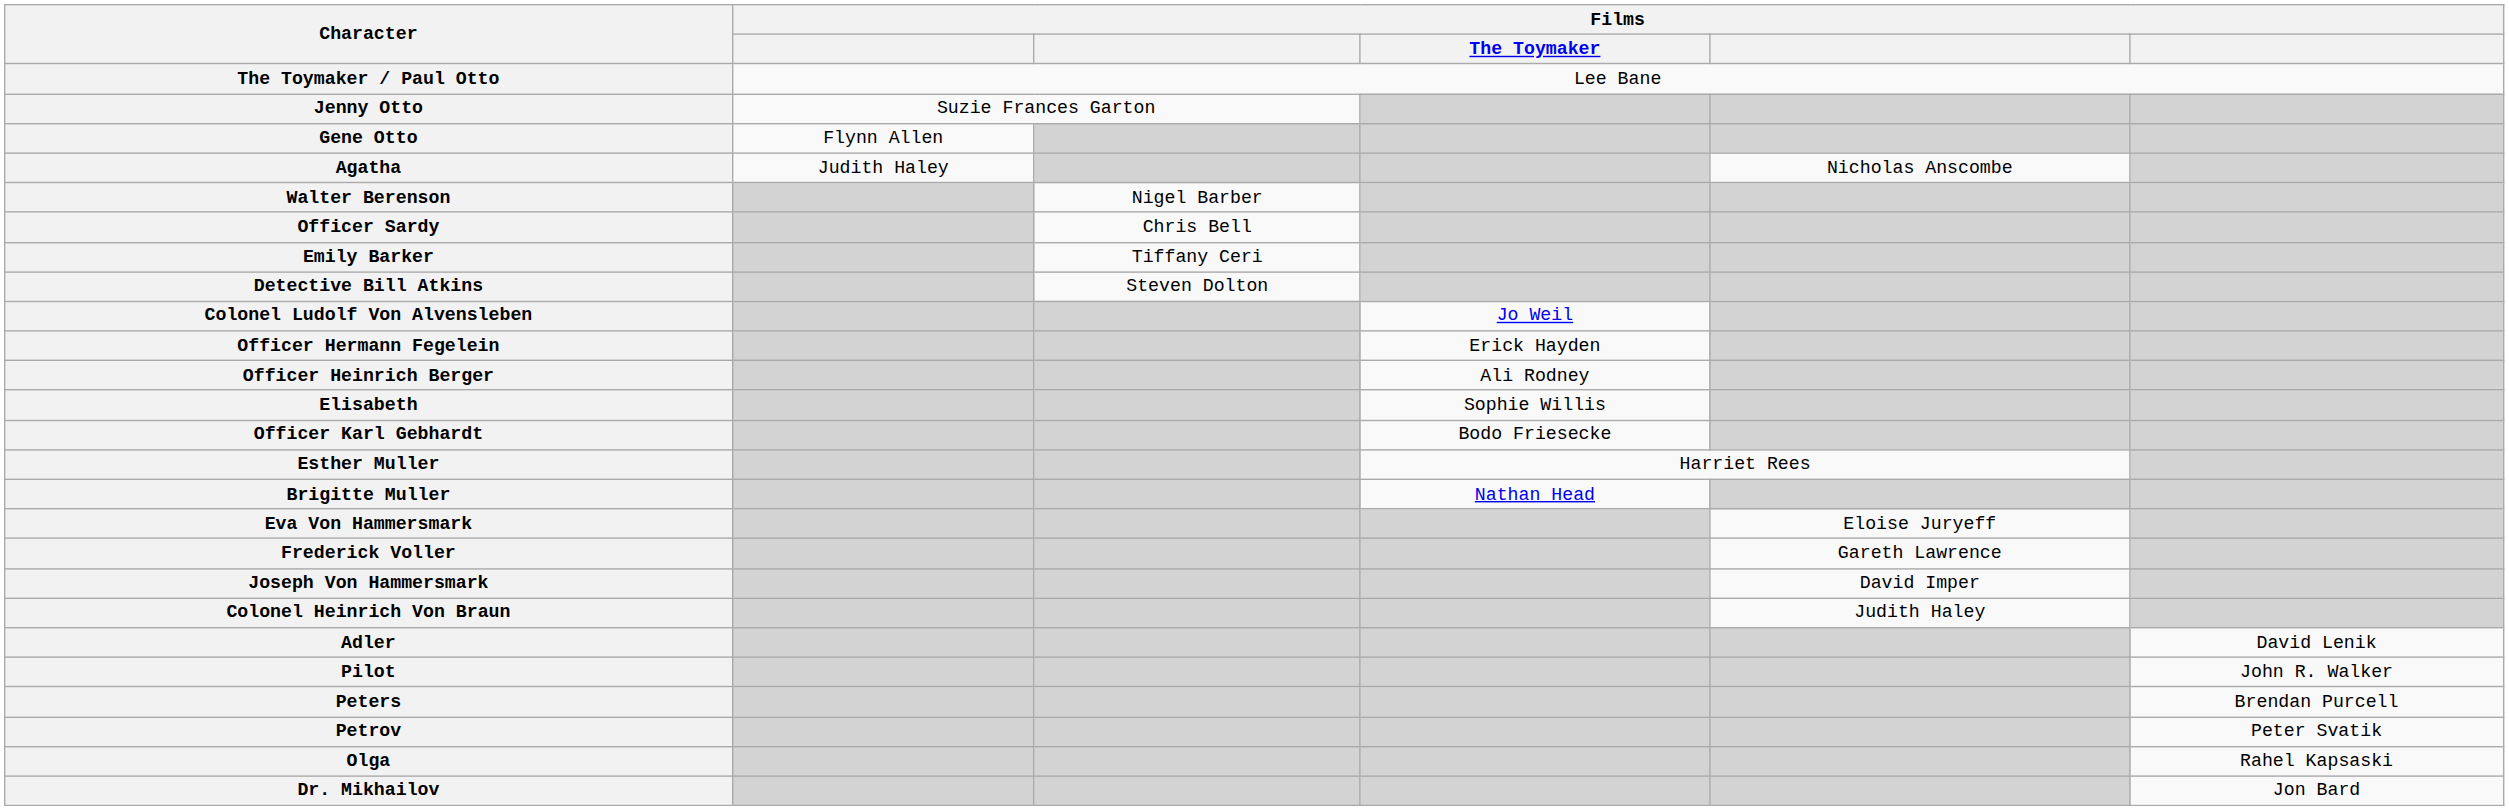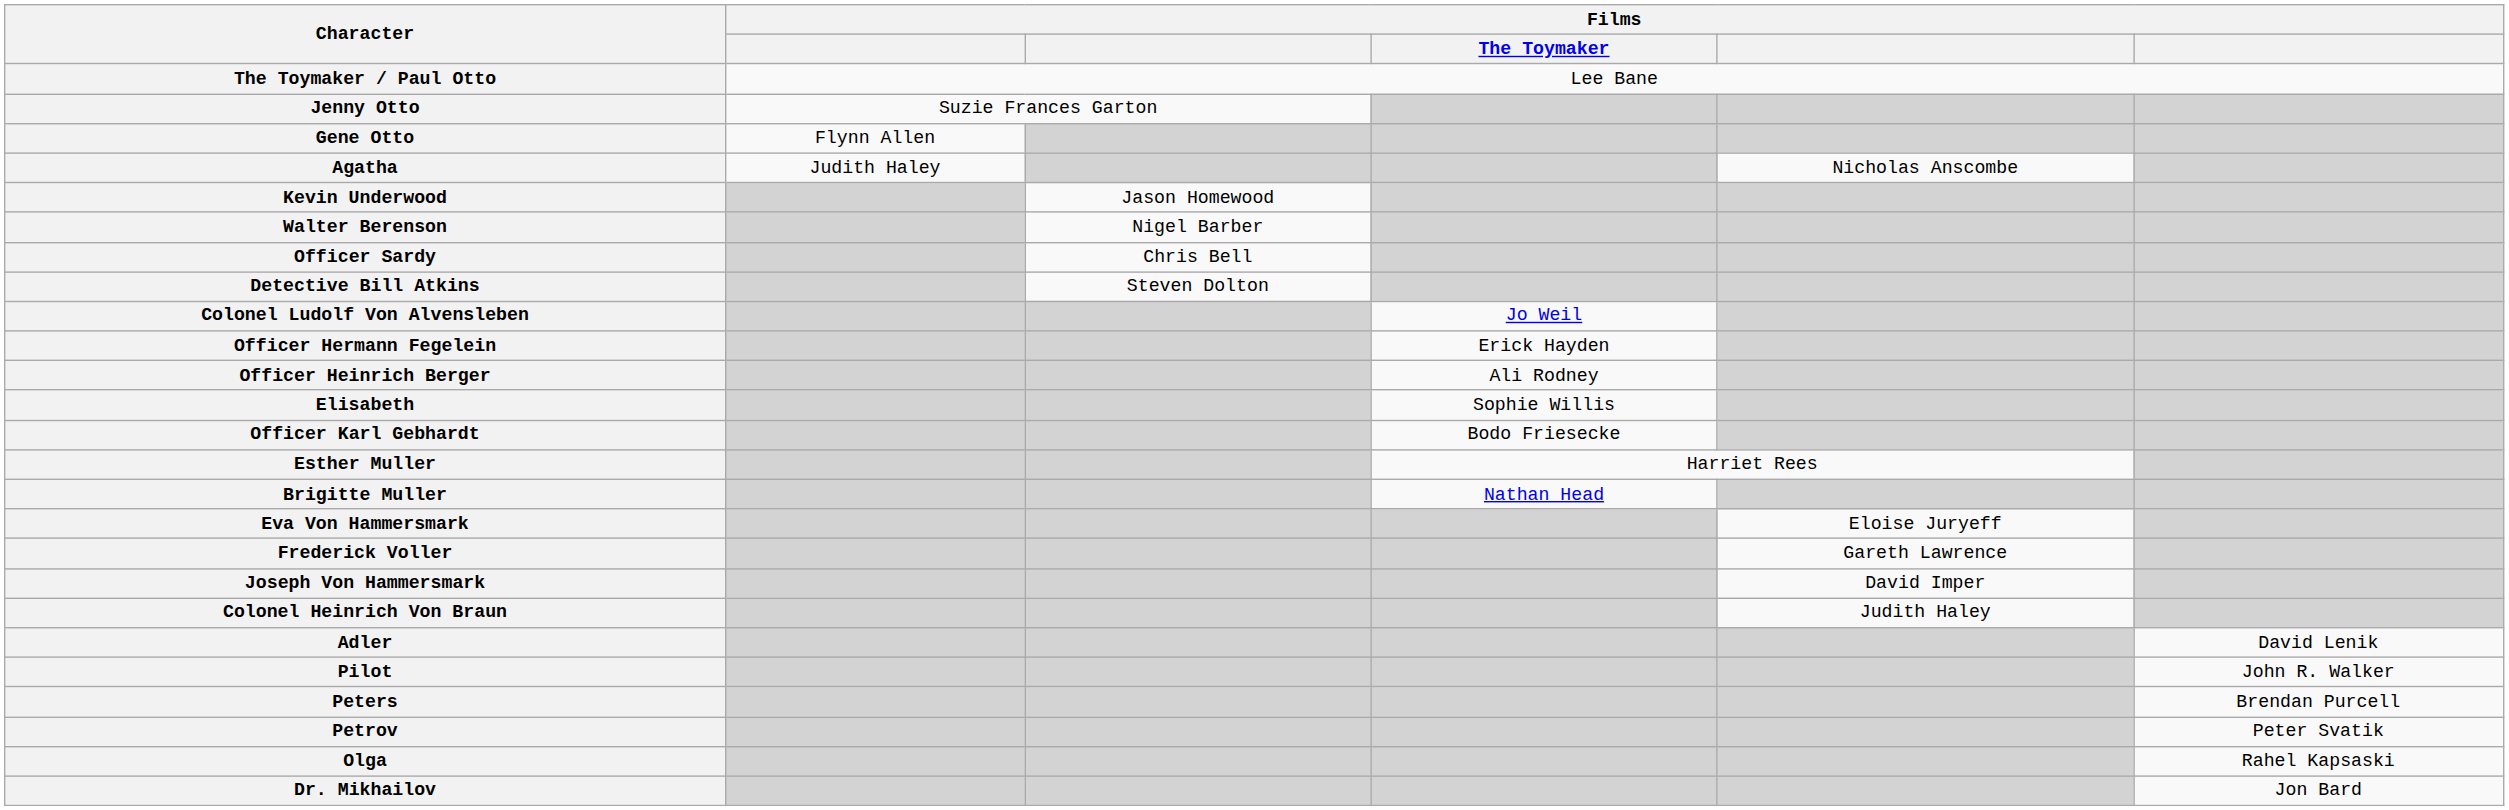+ row: (365, 198)
- row: (368, 257)
